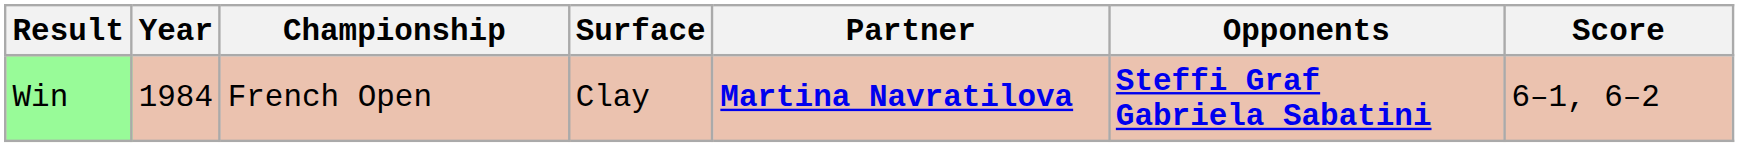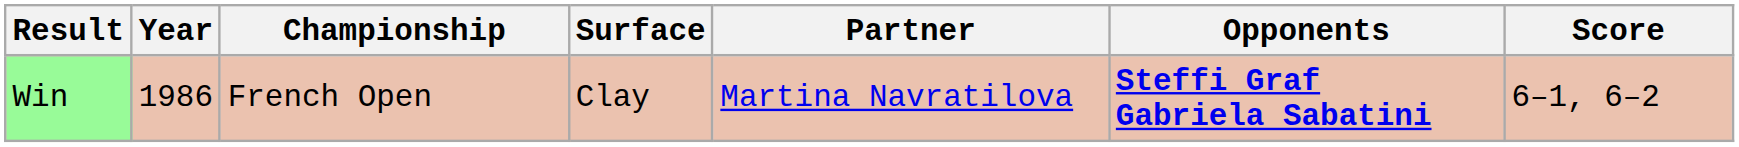(176, 99) 1984 -> (176, 99) 1986
(897, 99) bold -> (897, 99) normal
